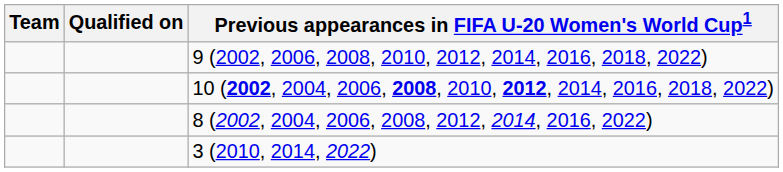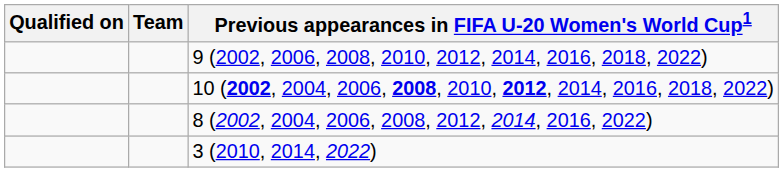columns swapped: (34, 22) <-> (126, 22)
